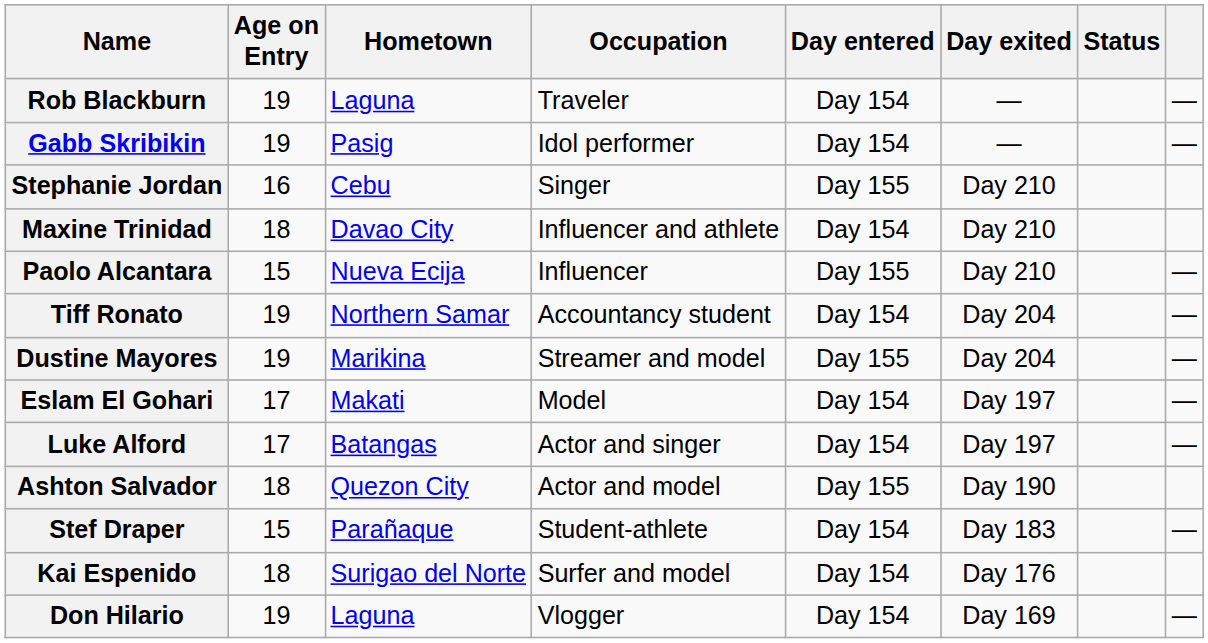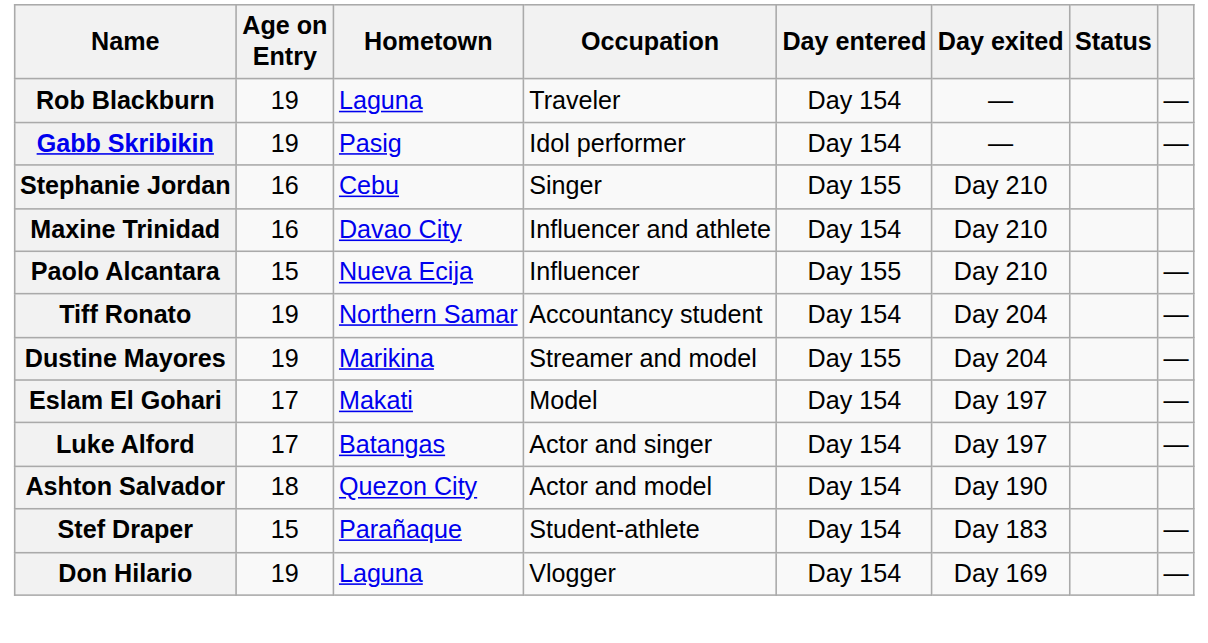(276, 229) 18 -> (285, 229) 16
(863, 487) Day 155 -> (854, 487) Day 154
- row: (117, 573)
